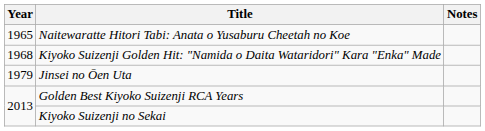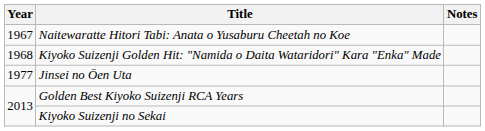(20, 34) 1965 -> (20, 34) 1967
(20, 75) 1979 -> (20, 75) 1977
